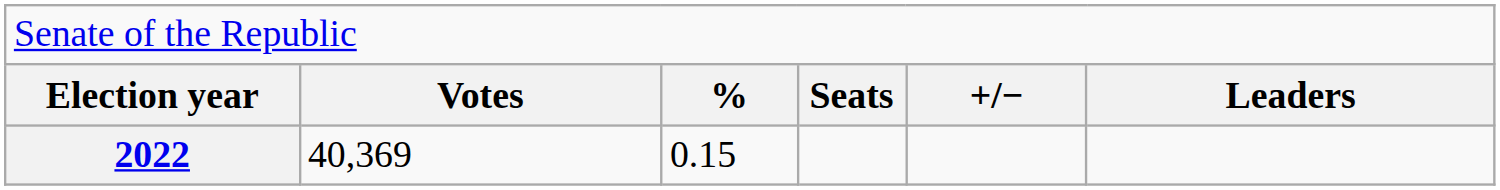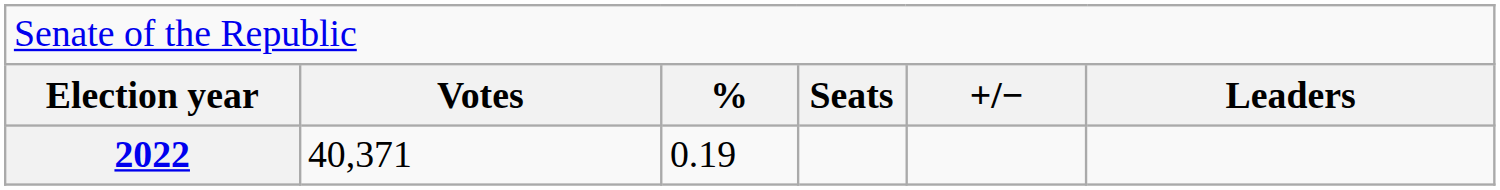(360, 154) 40,369 -> (360, 154) 40,371
(703, 154) 0.15 -> (703, 154) 0.19
